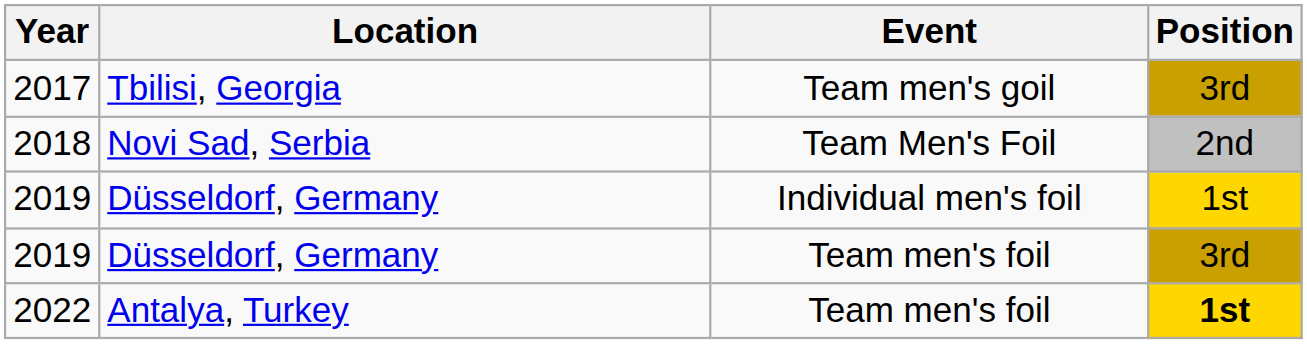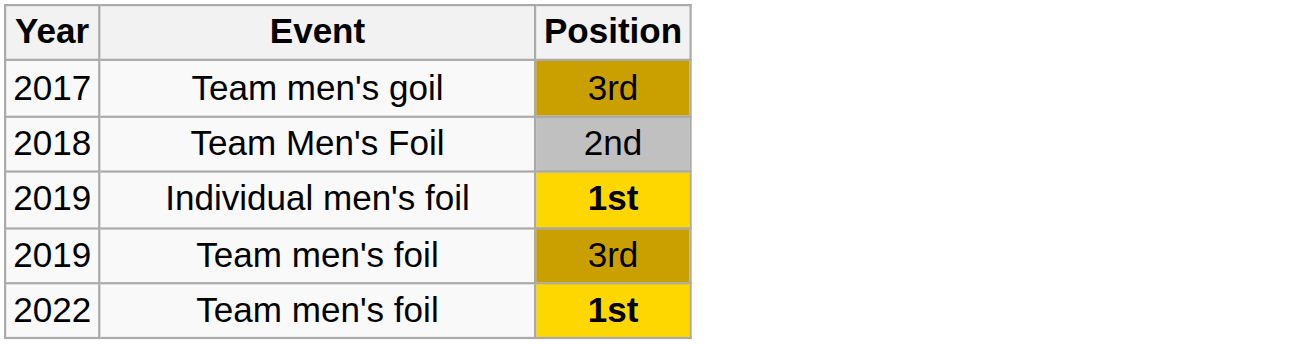- column: (405, 32)
(1225, 198) normal -> (613, 198) bold
